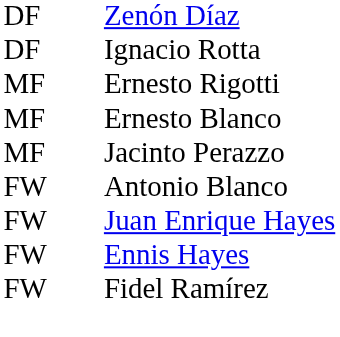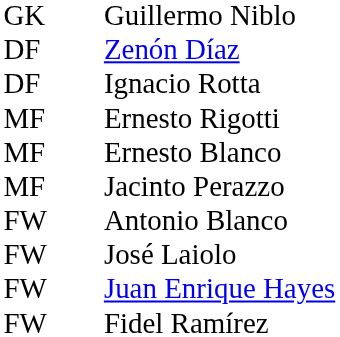+ row: (200, 15)
+ row: (170, 254)
- row: (177, 254)
